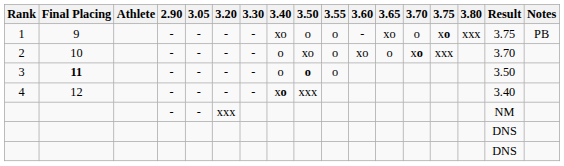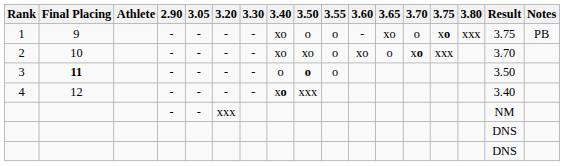(281, 53) o -> (281, 53) xo
